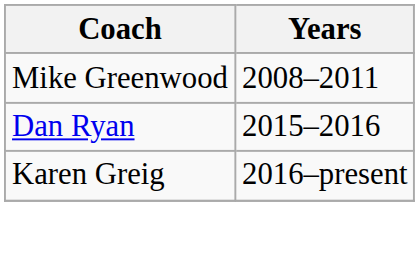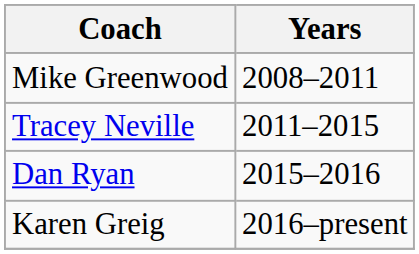+ row: (103, 126)
